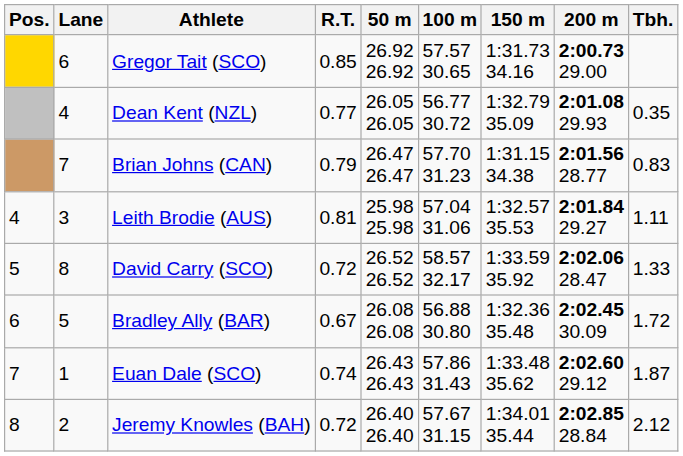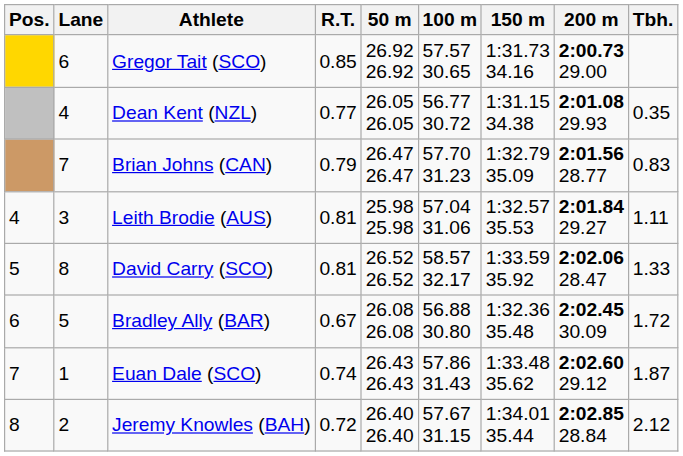(518, 113) 1:32.79 35.09 -> (518, 113) 1:31.15 34.38
(518, 165) 1:31.15 34.38 -> (518, 165) 1:32.79 35.09
(338, 269) 0.72 -> (338, 269) 0.81
